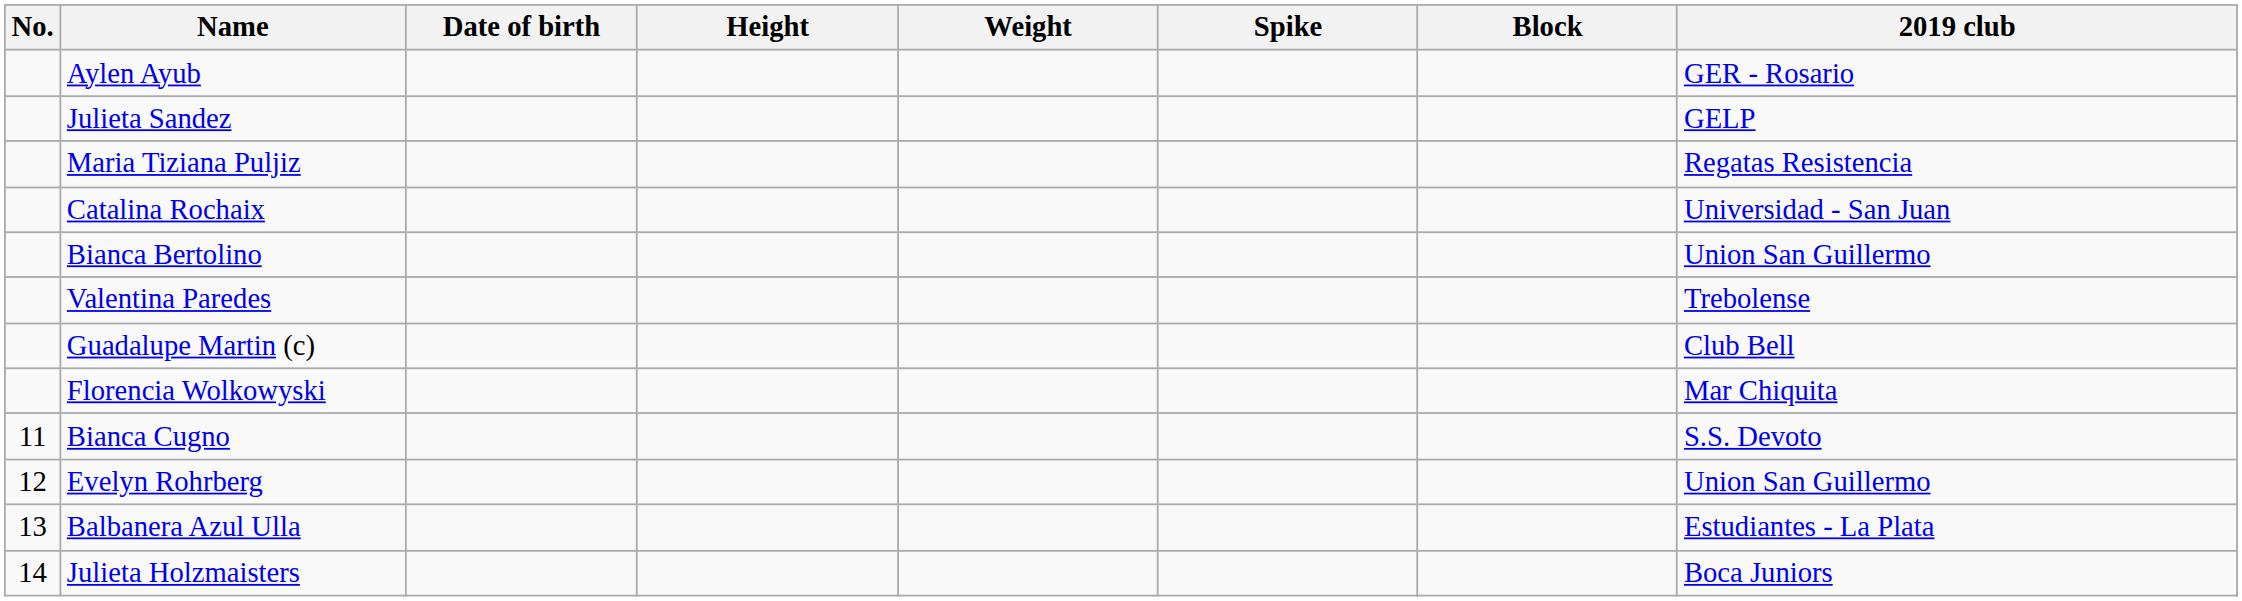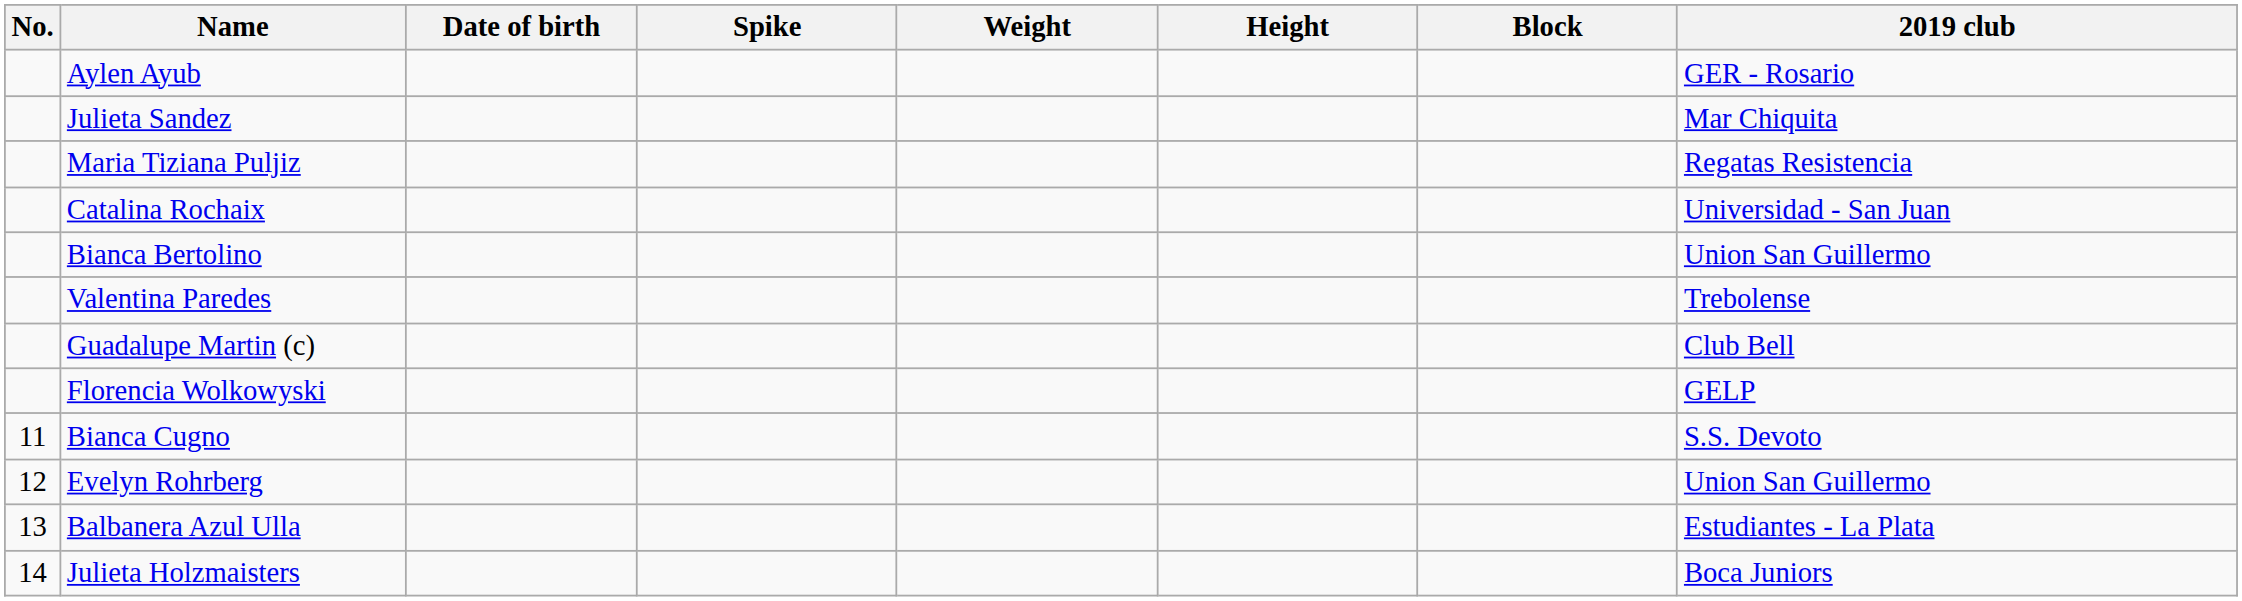columns swapped: (768, 27) <-> (1288, 27)
(1720, 118) GELP -> (1761, 118) Mar Chiquita
(1761, 390) Mar Chiquita -> (1720, 390) GELP
